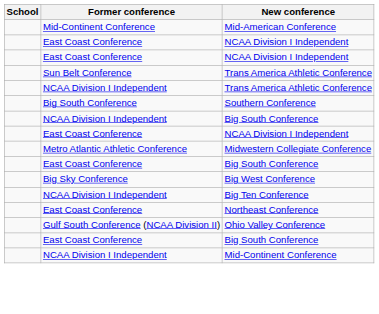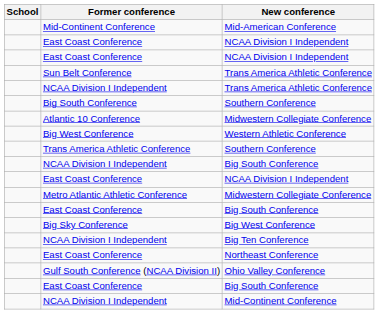+ row: (92, 118)
+ row: (88, 133)
+ row: (117, 149)
